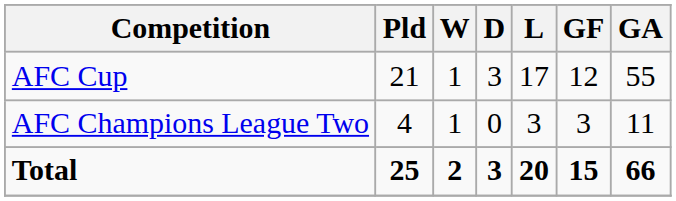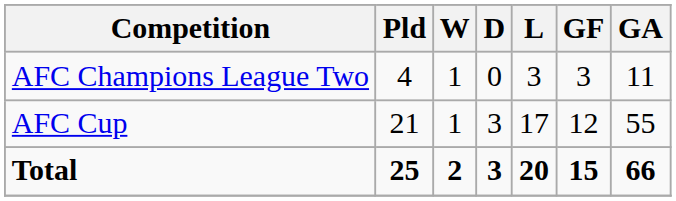rows swapped: (70, 75) <-> (190, 123)
